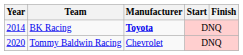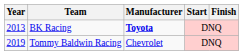(16, 28) 2014 -> (16, 28) 2013
(16, 43) 2020 -> (16, 43) 2019
